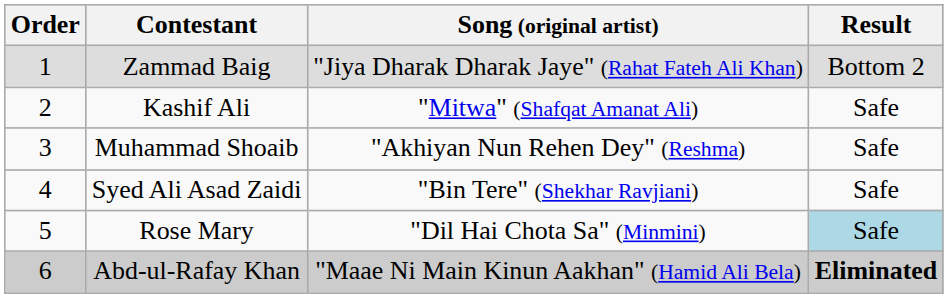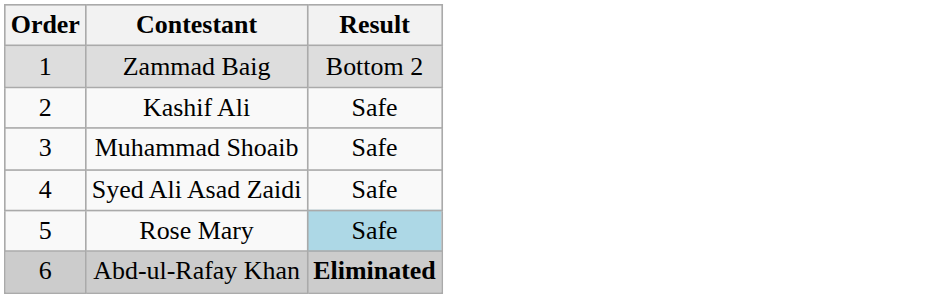- column: (558, 25)
